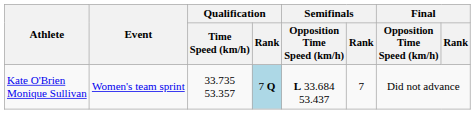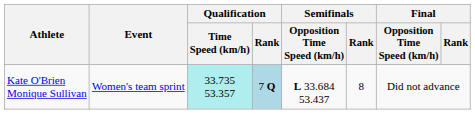(220, 87) no background -> (220, 87) paleturquoise background
(361, 87) 7 -> (361, 87) 8
